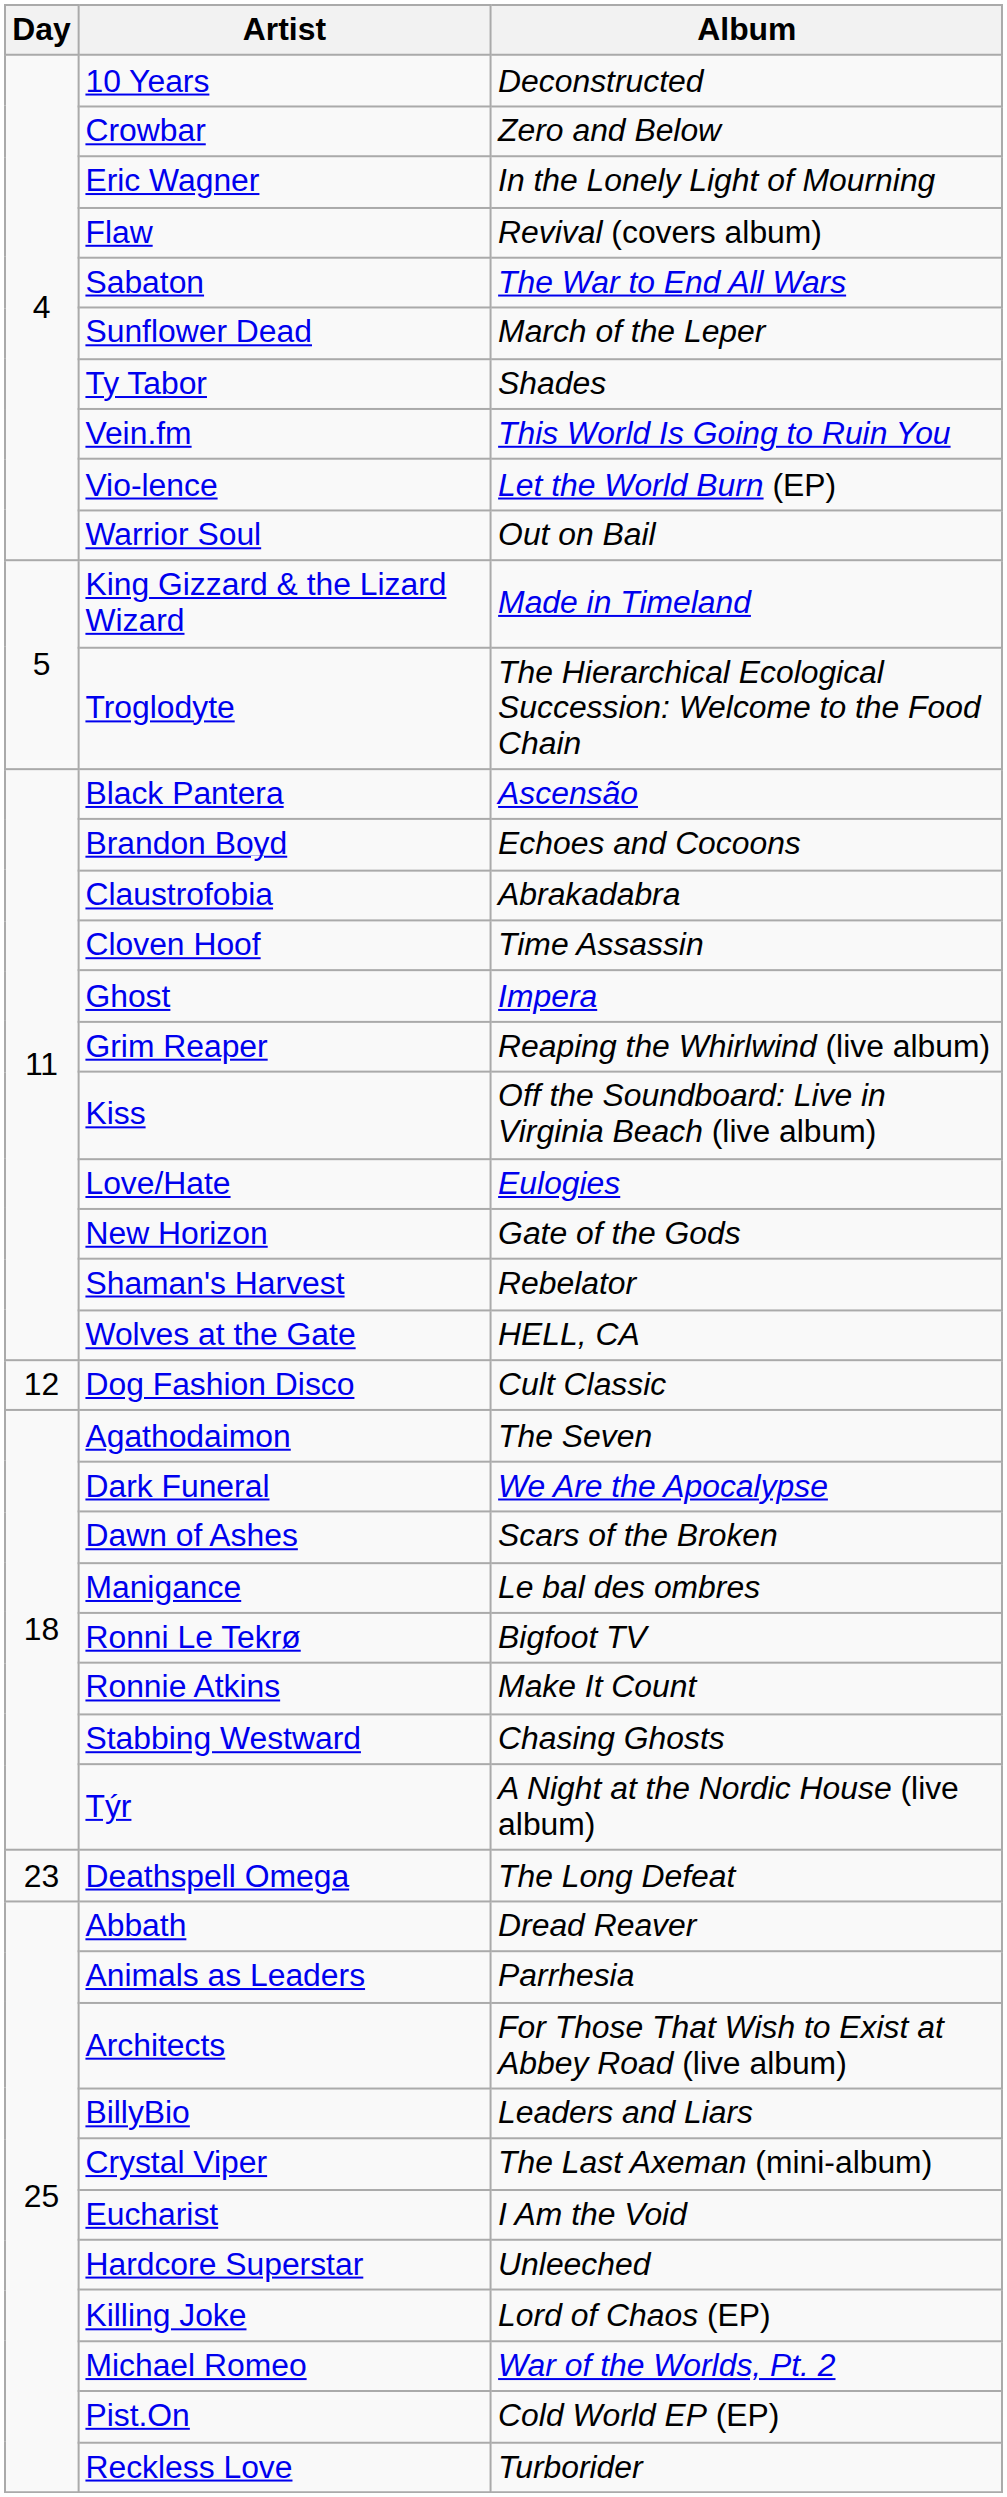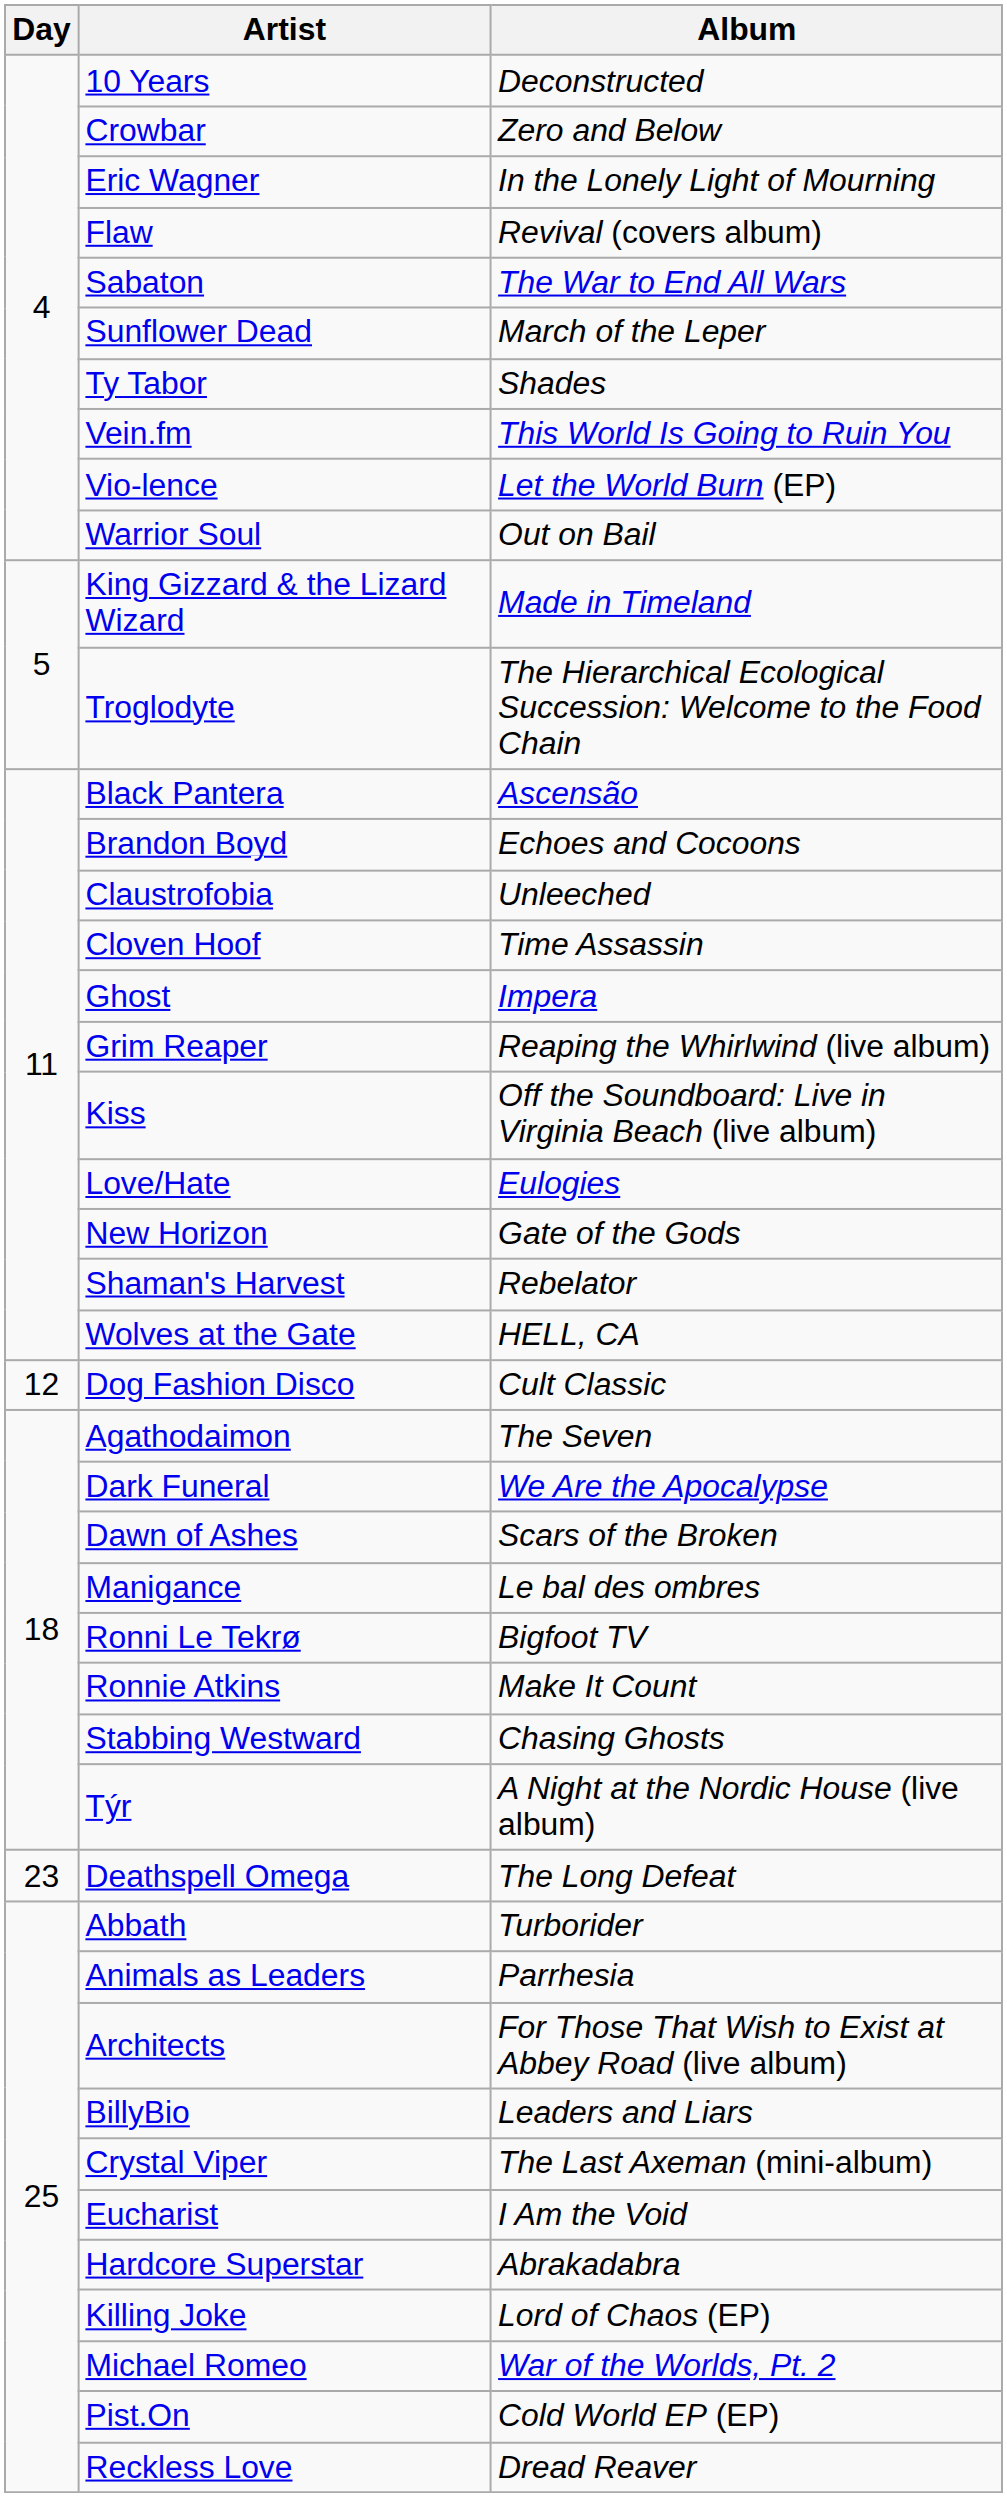(589, 894) Abrakadabra -> (574, 894) Unleeched
(597, 1925) Dread Reaver -> (570, 1925) Turborider
(574, 2264) Unleeched -> (589, 2264) Abrakadabra
(570, 2466) Turborider -> (597, 2466) Dread Reaver
